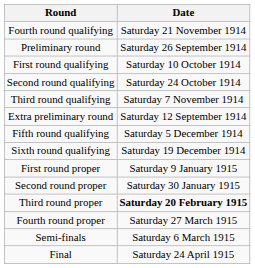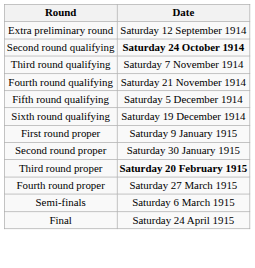rows swapped: (61, 116) <-> (61, 30)
- row: (61, 47)
- row: (61, 64)
(183, 82) normal -> (183, 47) bold
